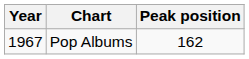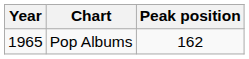(25, 41) 1967 -> (25, 41) 1965
